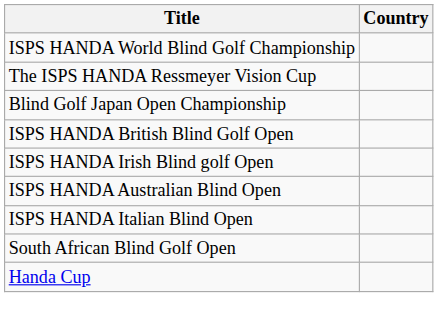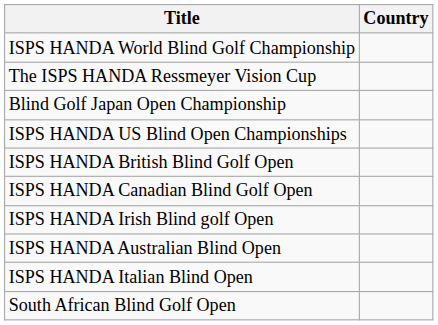+ row: (178, 133)
+ row: (161, 190)
- row: (50, 276)
